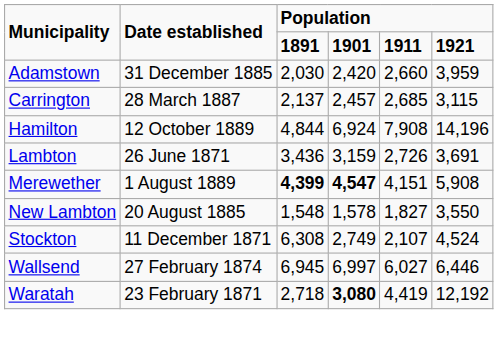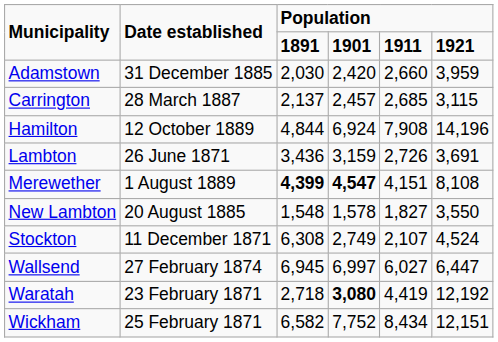(457, 184) 5,908 -> (457, 184) 8,108
(457, 267) 6,446 -> (457, 267) 6,447
+ row: (44, 322)
